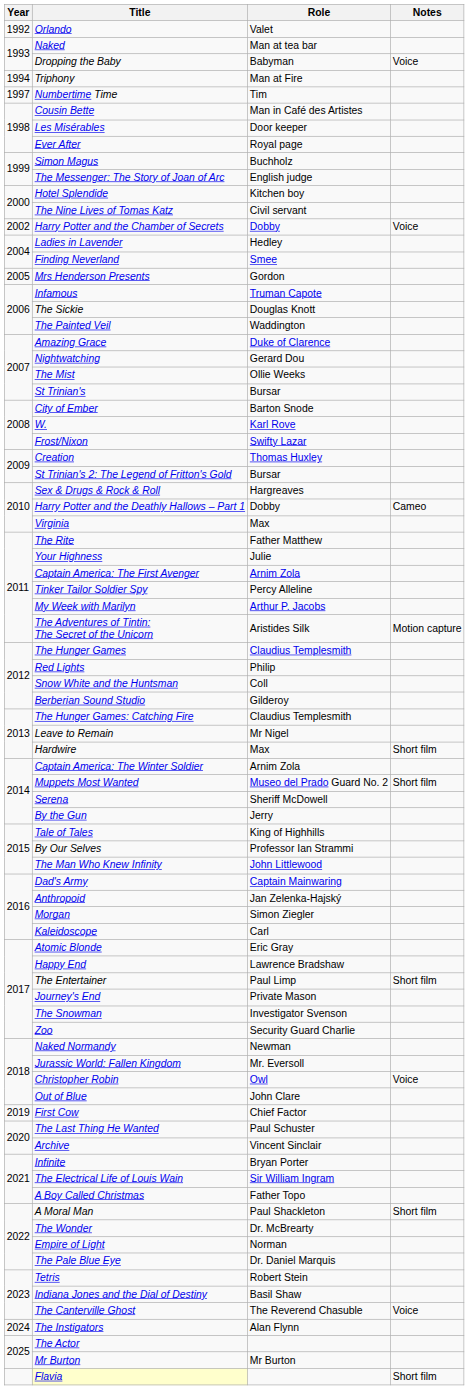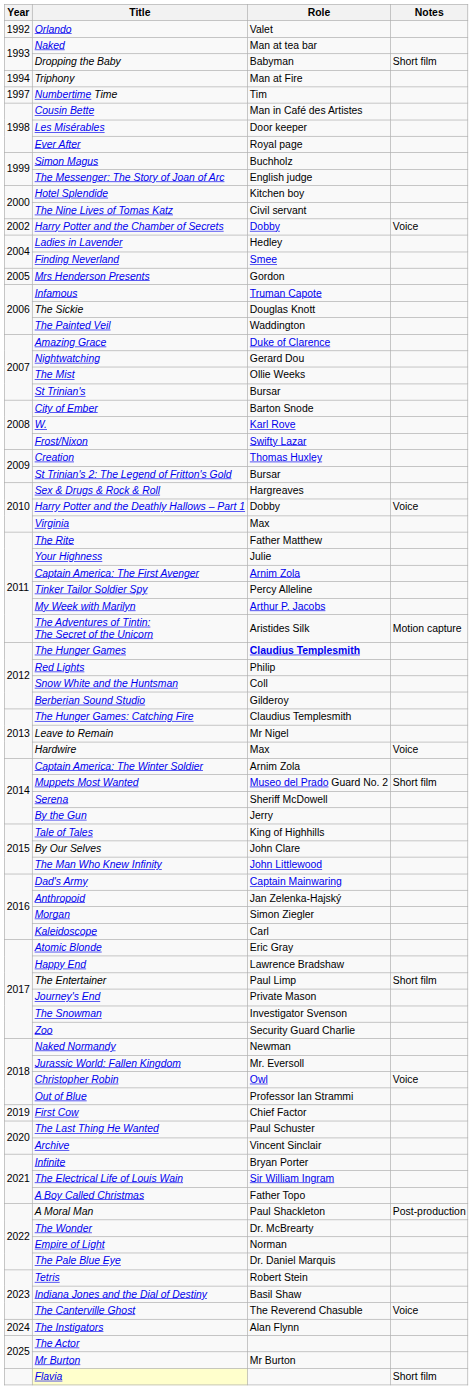(406, 62) Voice -> (415, 62) Short film
(410, 507) Cameo -> (406, 507) Voice
(301, 651) normal -> (305, 651) bold
(415, 750) Short film -> (406, 750) Voice
(302, 849) Professor Ian Strammi -> (275, 849) John Clare
(275, 1096) John Clare -> (302, 1096) Professor Ian Strammi
(415, 1211) Short film -> (429, 1211) Post-production
